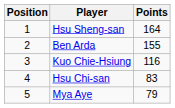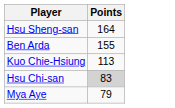- column: (27, 12)
(152, 62) 116 -> (106, 62) 113
(152, 78) no background -> (106, 78) lightgrey background
